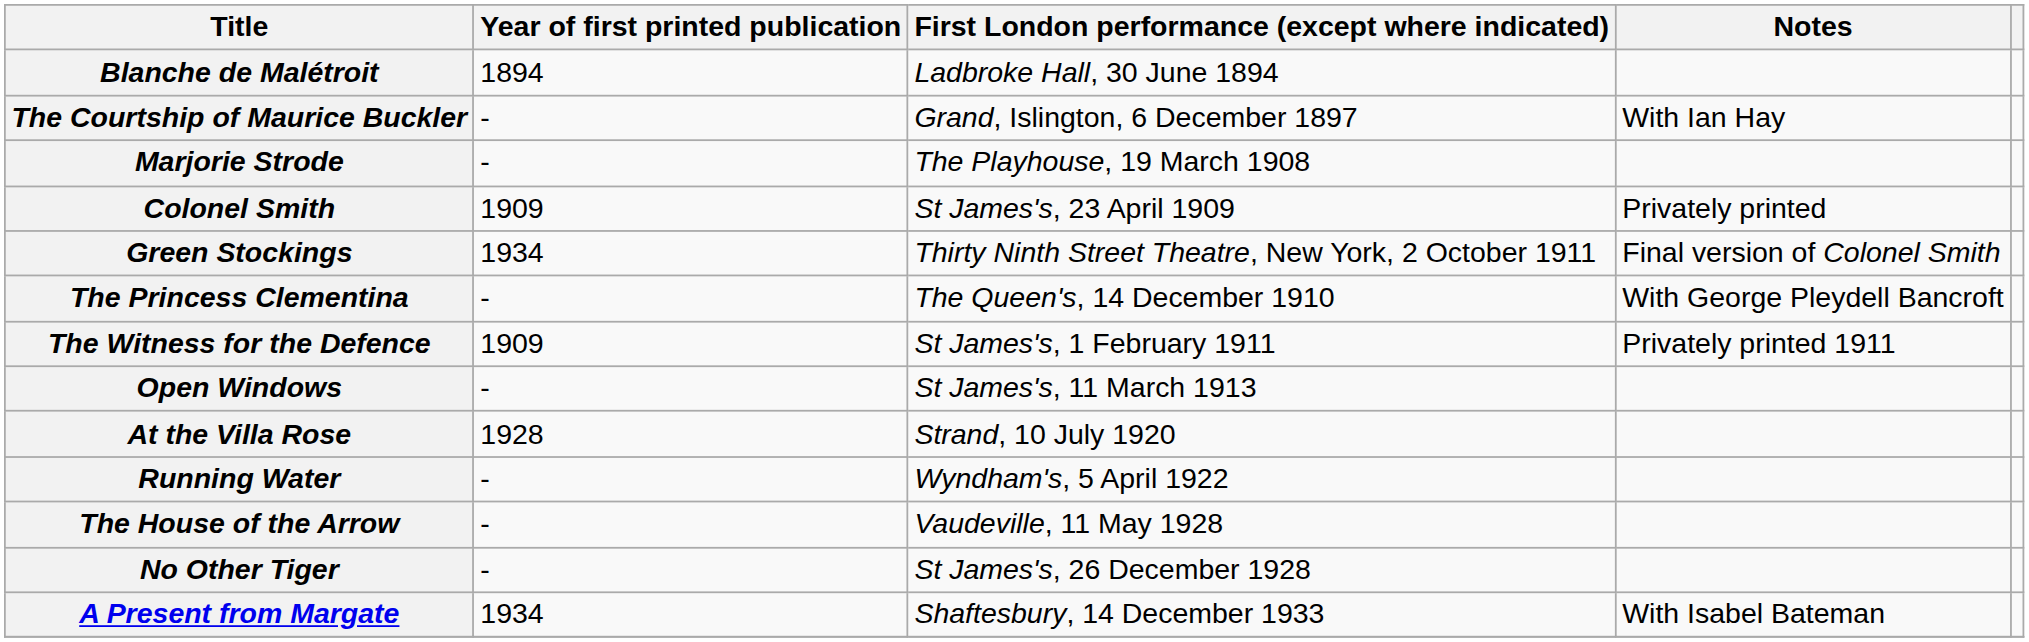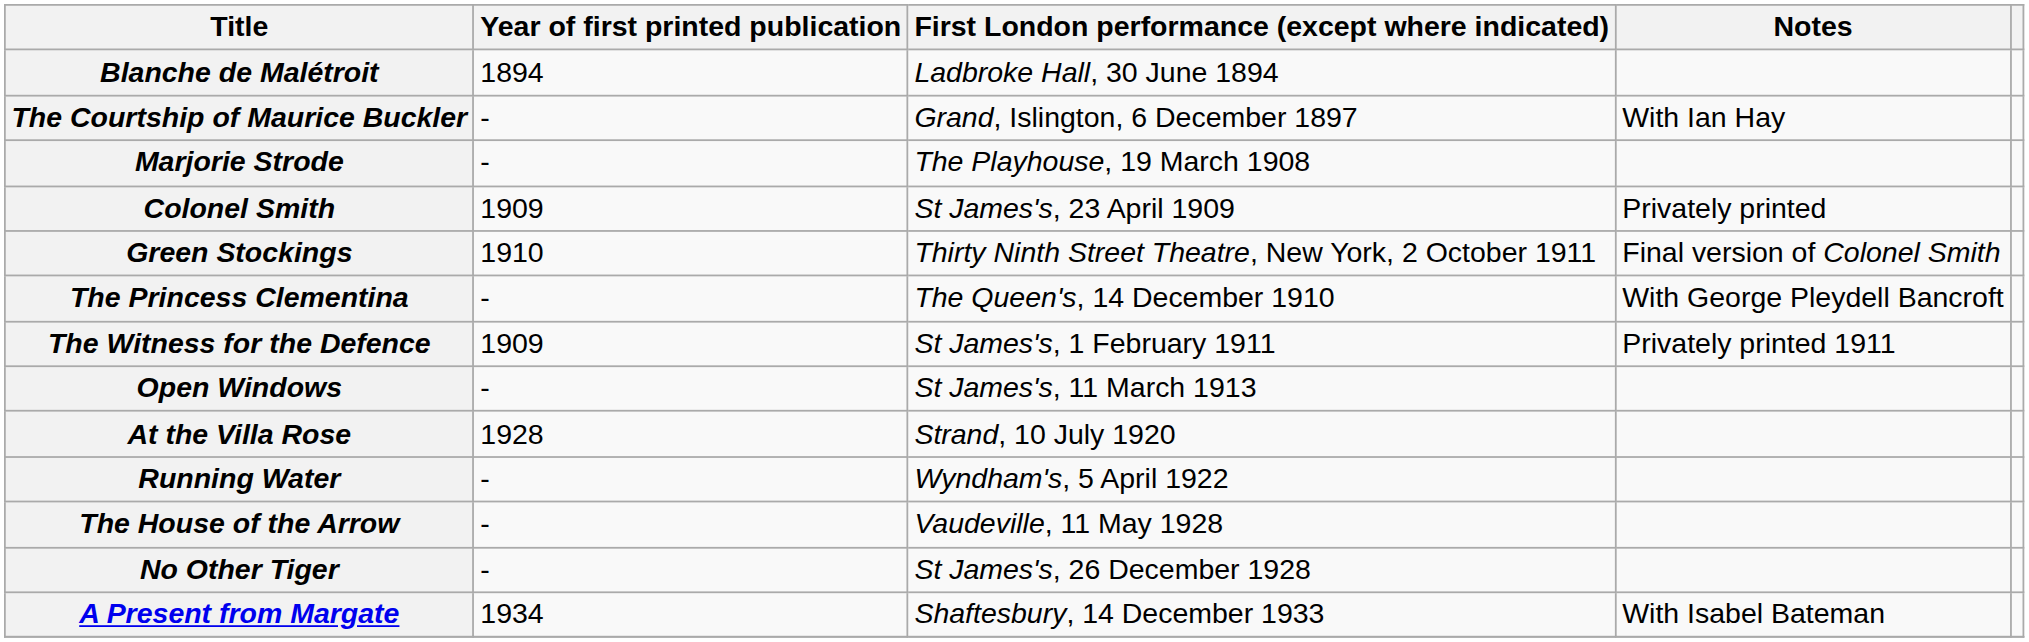(512, 252) 1934 -> (512, 252) 1910
